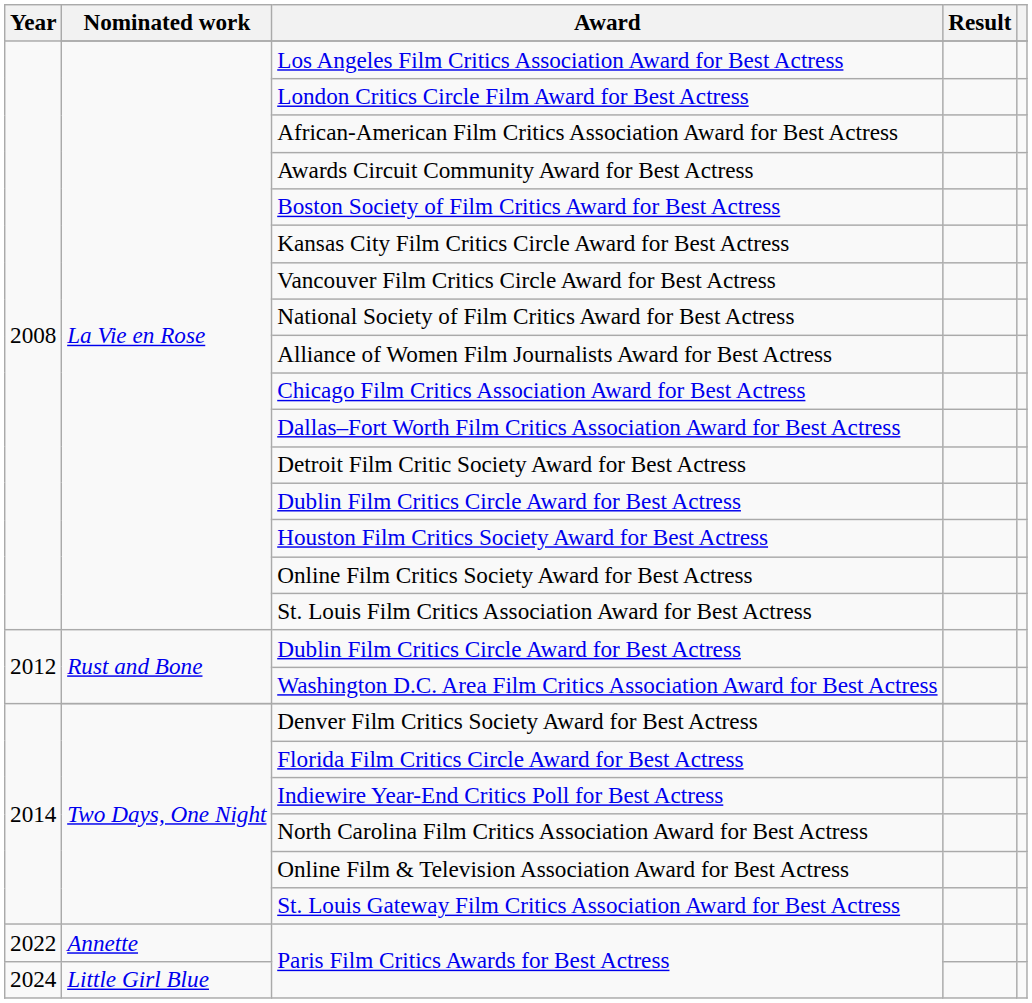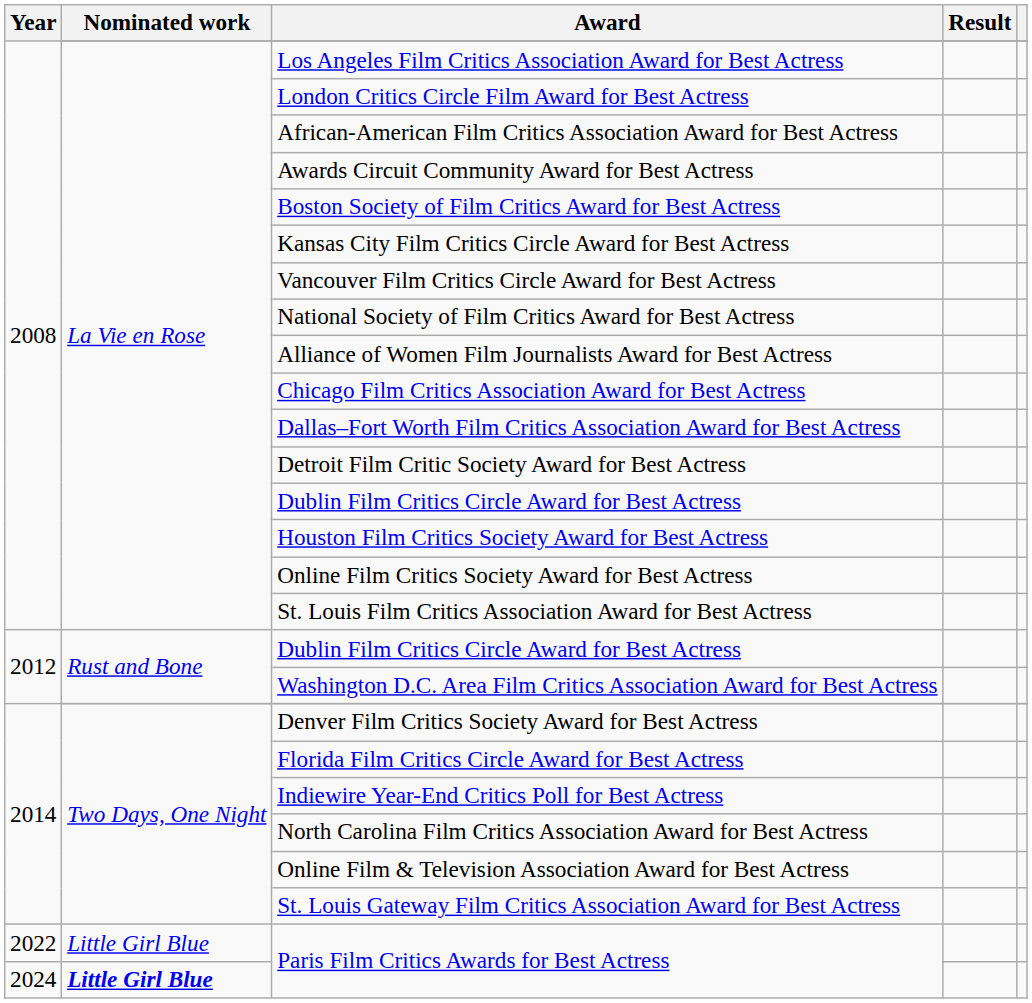(103, 942) Annette -> (138, 942) Little Girl Blue
(138, 979) normal -> (140, 979) bold
